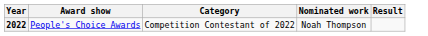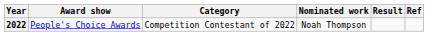+ column: (414, 11)
